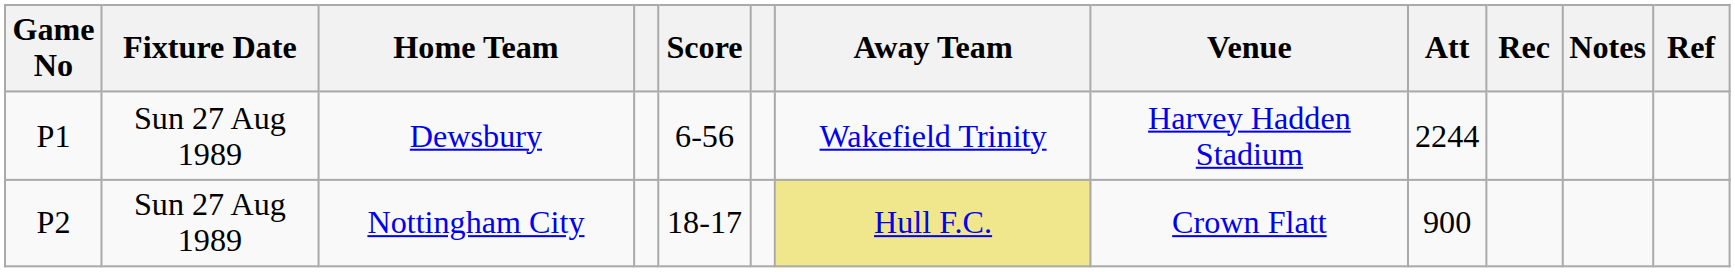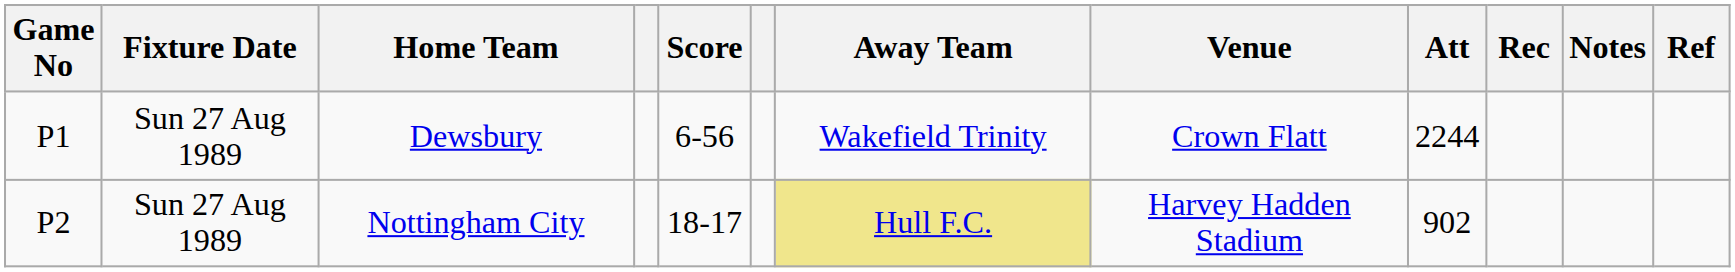(1249, 135) Harvey Hadden Stadium -> (1249, 135) Crown Flatt
(1249, 222) Crown Flatt -> (1249, 222) Harvey Hadden Stadium
(1447, 222) 900 -> (1447, 222) 902
